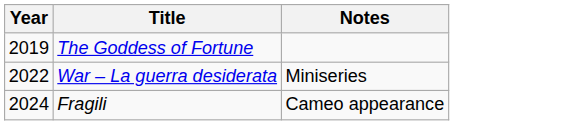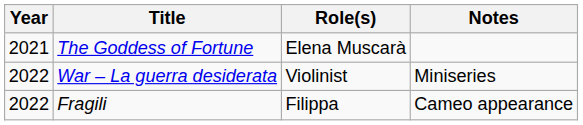+ column: (346, 18)
(29, 47) 2019 -> (29, 47) 2021
(29, 104) 2024 -> (29, 104) 2022
